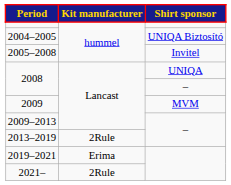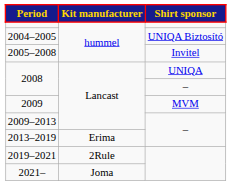(102, 138) 2Rule -> (102, 138) Erima
(102, 155) Erima -> (102, 155) 2Rule
(102, 172) 2Rule -> (102, 172) Joma
